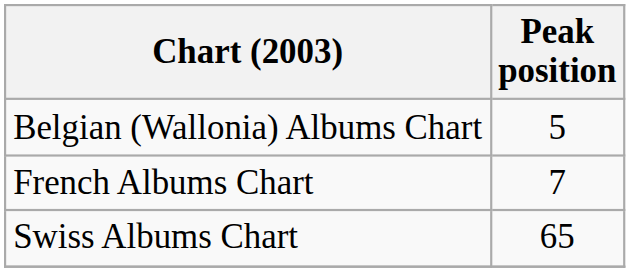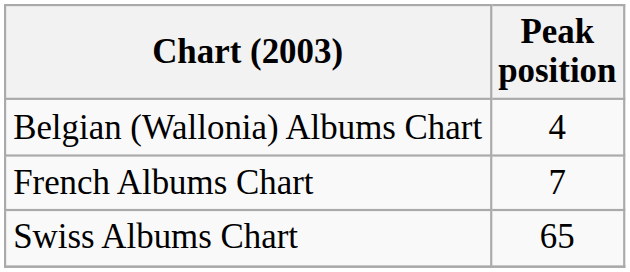(557, 126) 5 -> (557, 126) 4
